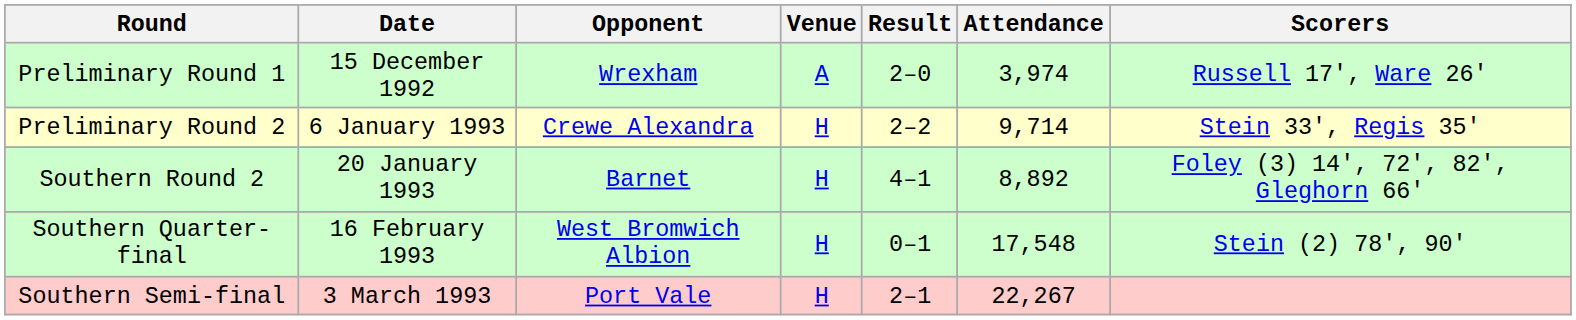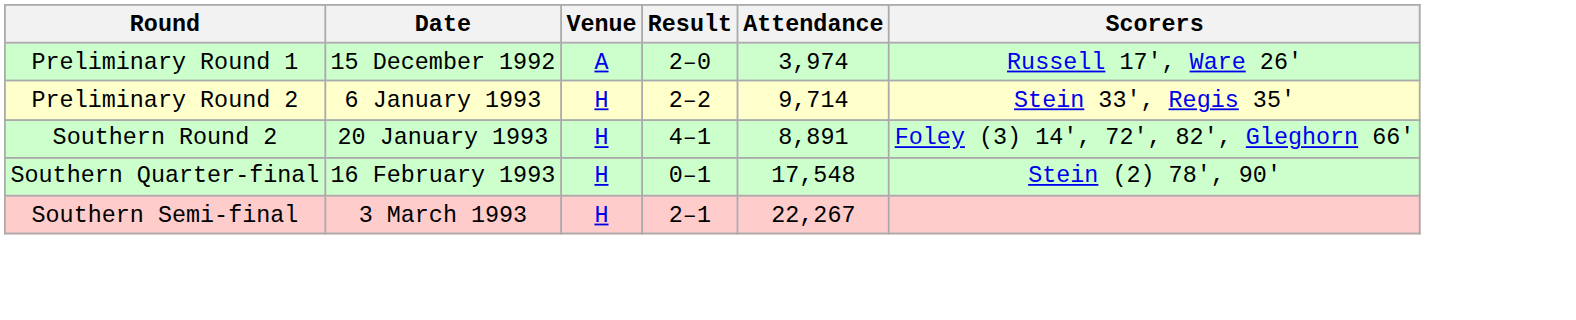- column: (648, 24)
(1034, 179) 8,892 -> (813, 138) 8,891
